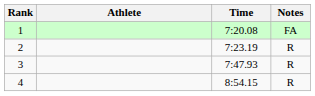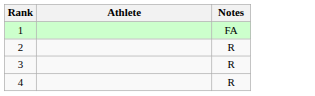- column: (241, 13)
